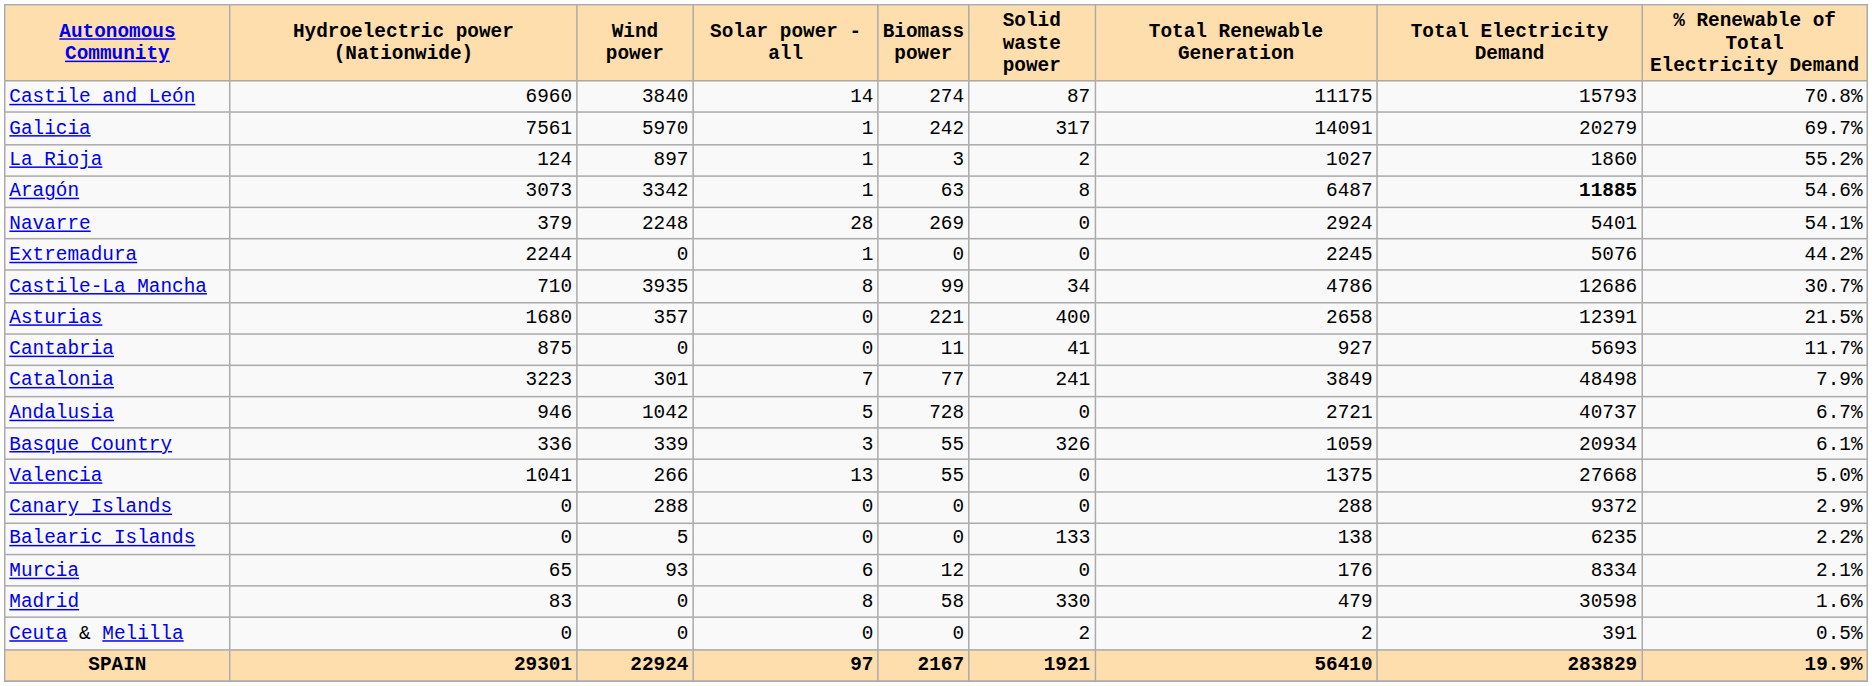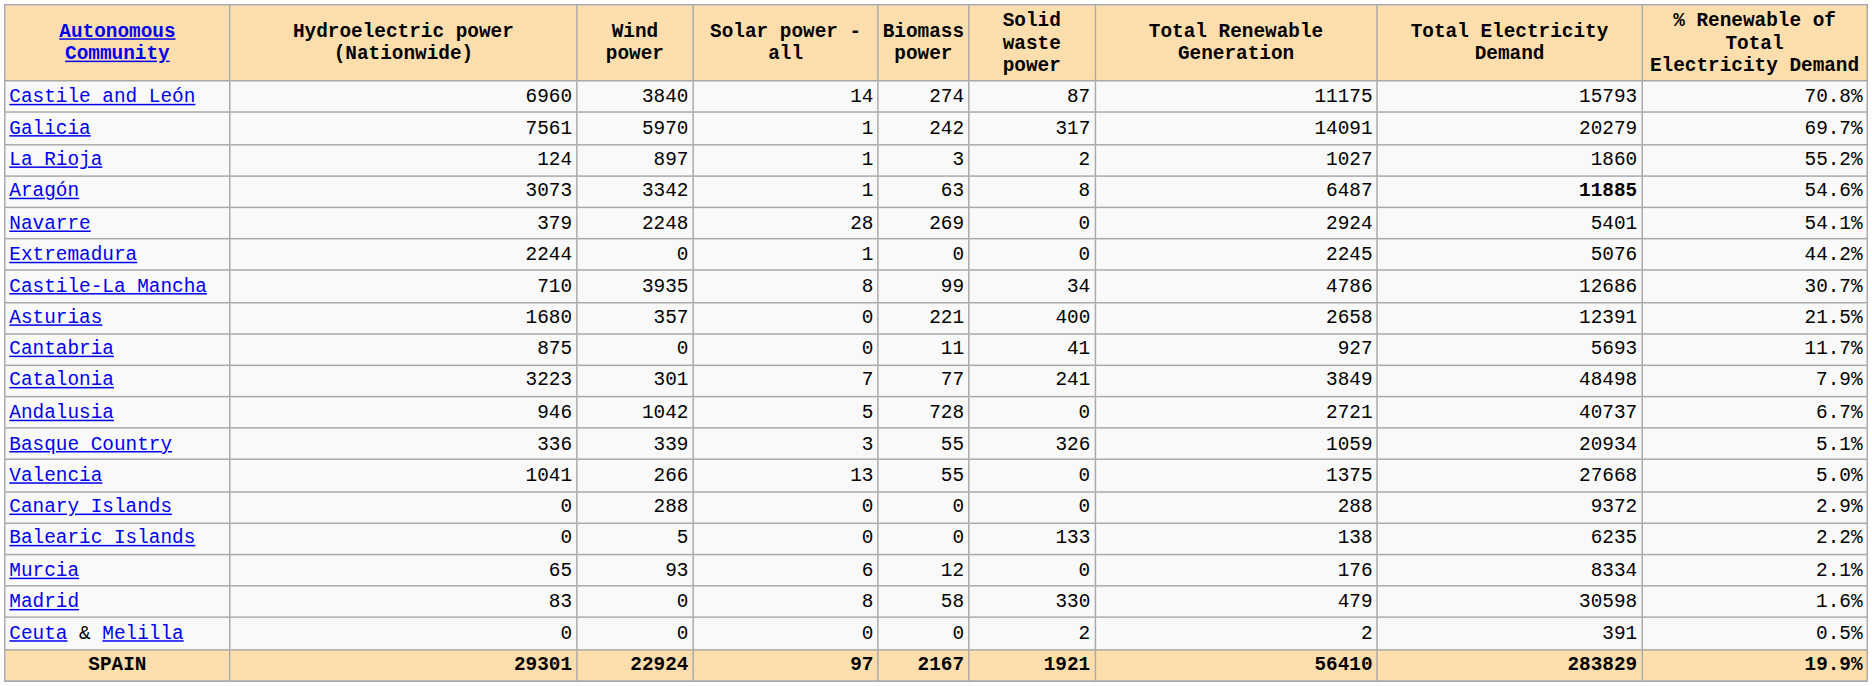(1839, 444) 6.1% -> (1839, 444) 5.1%
